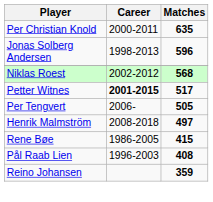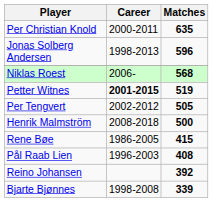(134, 73) 2002-2012 -> (122, 73) 2006-
(184, 90) 517 -> (184, 90) 519
(122, 106) 2006- -> (134, 106) 2002-2012
(184, 123) 497 -> (184, 123) 500
(184, 172) 359 -> (184, 172) 392
+ row: (41, 189)
